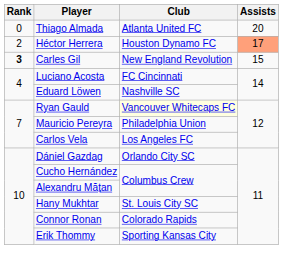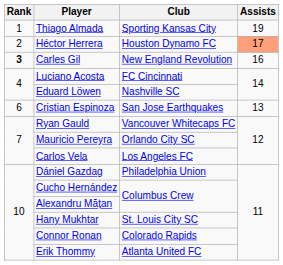(19, 28) 0 -> (19, 28) 1
(162, 28) Atlanta United FC -> (169, 28) Sporting Kansas City
(258, 28) 20 -> (258, 28) 19
(258, 60) 15 -> (258, 60) 16
+ row: (75, 108)
(179, 108) lightyellow background -> (179, 124) no background
(164, 124) Philadelphia Union -> (158, 140) Orlando City SC
(158, 156) Orlando City SC -> (164, 172) Philadelphia Union
(169, 236) Sporting Kansas City -> (162, 252) Atlanta United FC
